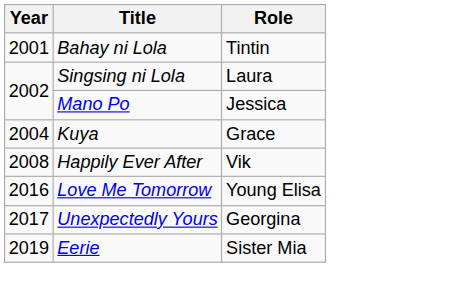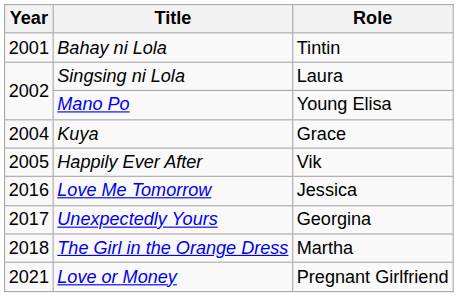(256, 104) Jessica -> (344, 104) Young Elisa
(29, 162) 2008 -> (29, 162) 2005
(274, 190) Young Elisa -> (327, 190) Jessica
+ row: (173, 248)
- row: (78, 248)
+ row: (117, 276)
